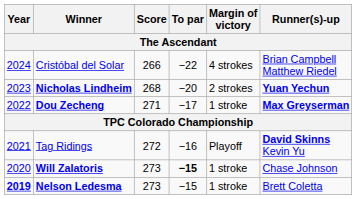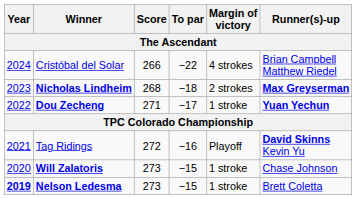(188, 88) −20 -> (188, 88) −18
(296, 88) Yuan Yechun -> (306, 88) Max Greyserman
(306, 106) Max Greyserman -> (296, 106) Yuan Yechun
(188, 169) bold -> (188, 169) normal
